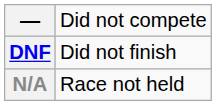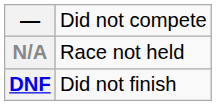rows swapped: (30, 52) <-> (30, 84)
